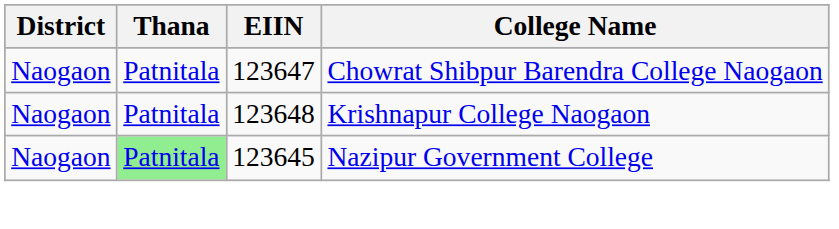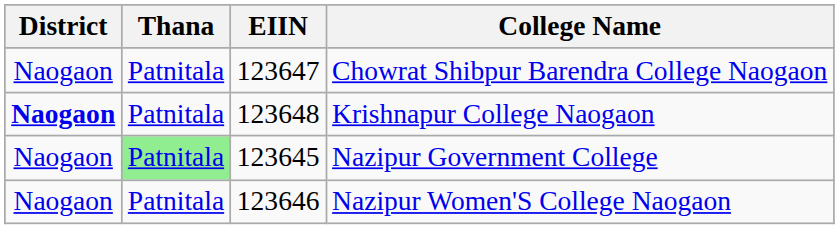(61, 113) normal -> (63, 113) bold
+ row: (532, 200)
